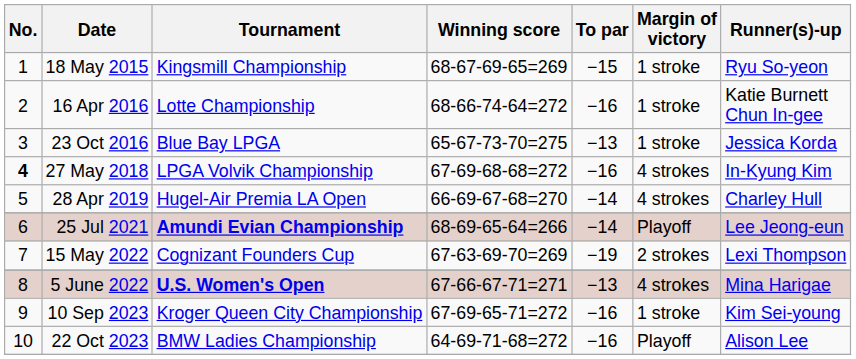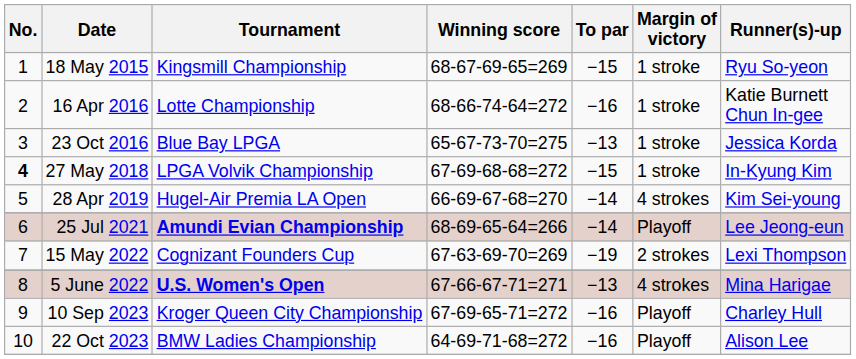(602, 171) −16 -> (602, 171) −15
(673, 171) 4 strokes -> (669, 171) 1 stroke
(774, 199) Charley Hull -> (783, 199) Kim Sei-young
(669, 312) 1 stroke -> (664, 312) Playoff
(783, 312) Kim Sei-young -> (774, 312) Charley Hull
